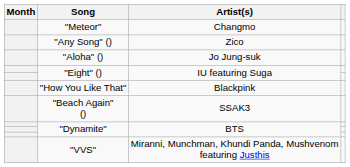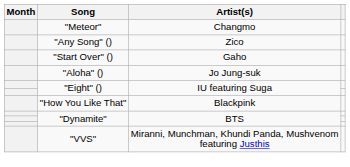+ row: (83, 57)
- row: (83, 108)
